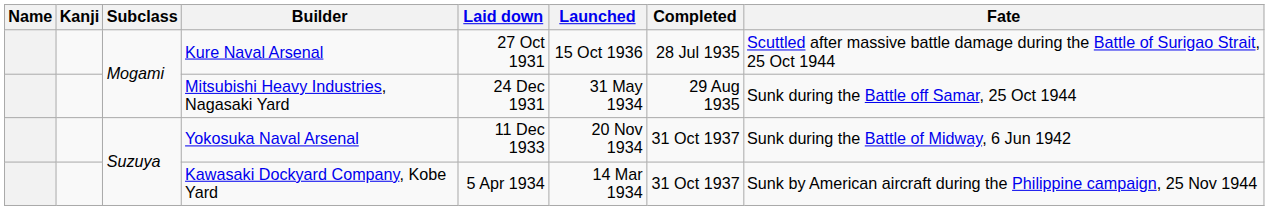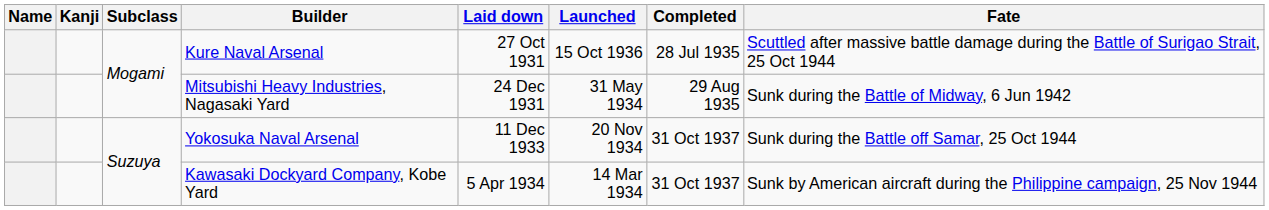(912, 95) Sunk during the Battle off Samar, 25 Oct 1944 -> (909, 95) Sunk during the Battle of Midway, 6 Jun 1942
(909, 139) Sunk during the Battle of Midway, 6 Jun 1942 -> (912, 139) Sunk during the Battle off Samar, 25 Oct 1944
